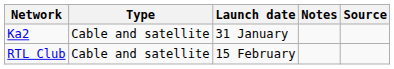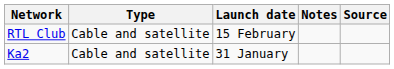rows swapped: (18, 34) <-> (36, 54)
